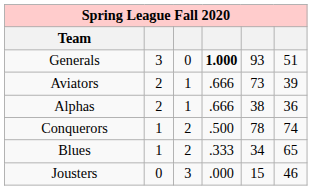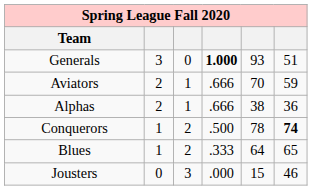(257, 83) 73 -> (257, 83) 70
(291, 83) 39 -> (291, 83) 59
(291, 128) normal -> (291, 128) bold
(257, 151) 34 -> (257, 151) 64
